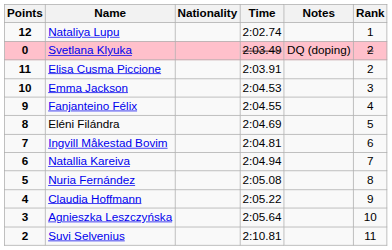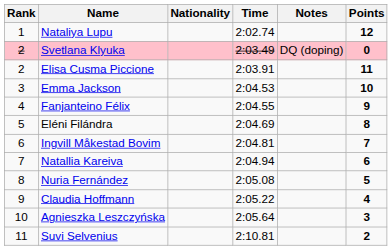columns swapped: (370, 13) <-> (25, 13)
